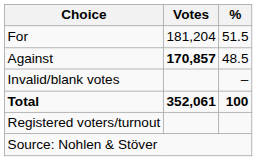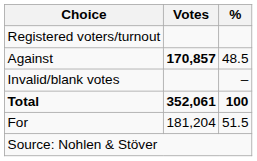rows swapped: (18, 36) <-> (84, 123)
